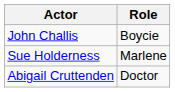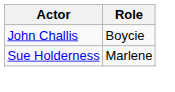- row: (61, 76)
